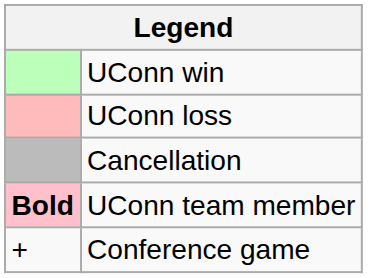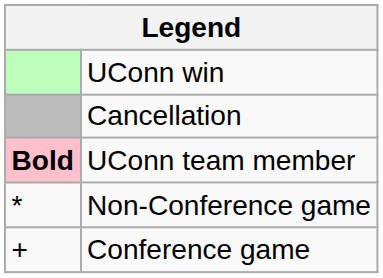- row: (160, 116)
+ row: (229, 205)
